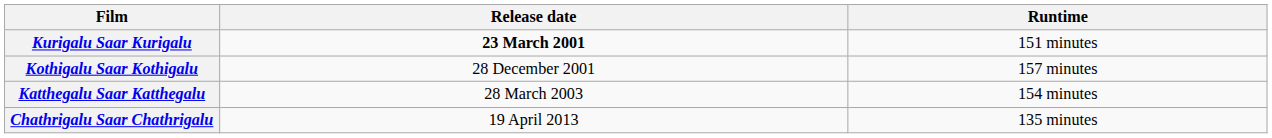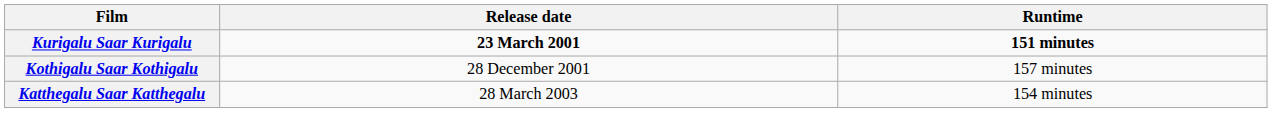(1058, 42) normal -> (1053, 42) bold
- row: (112, 119)
